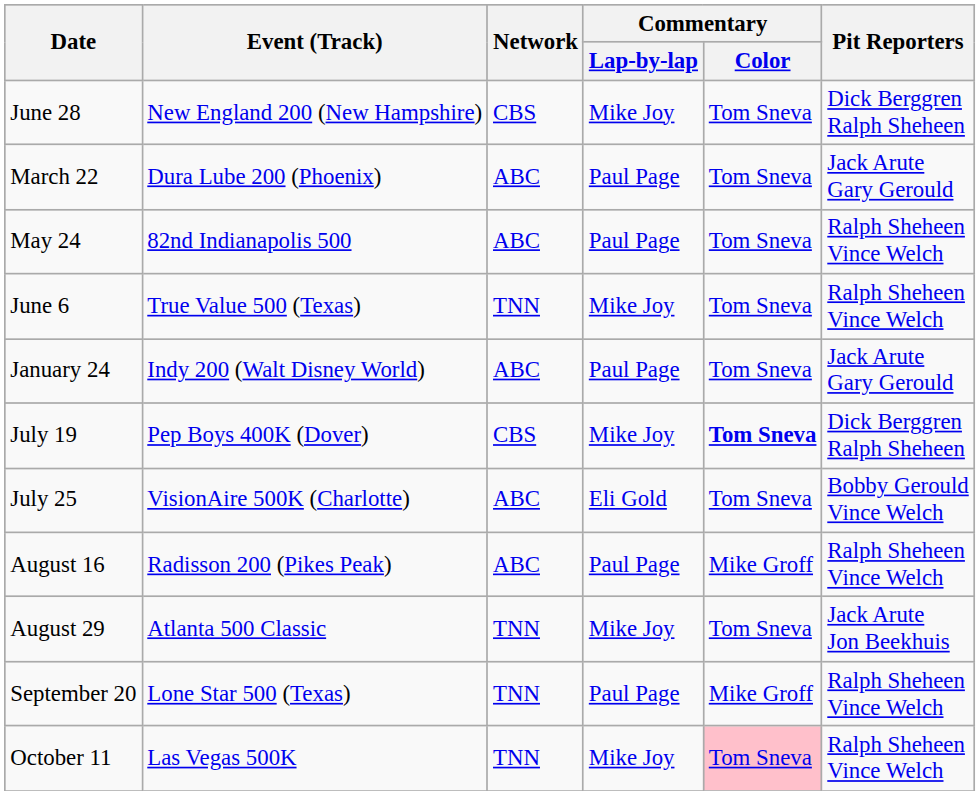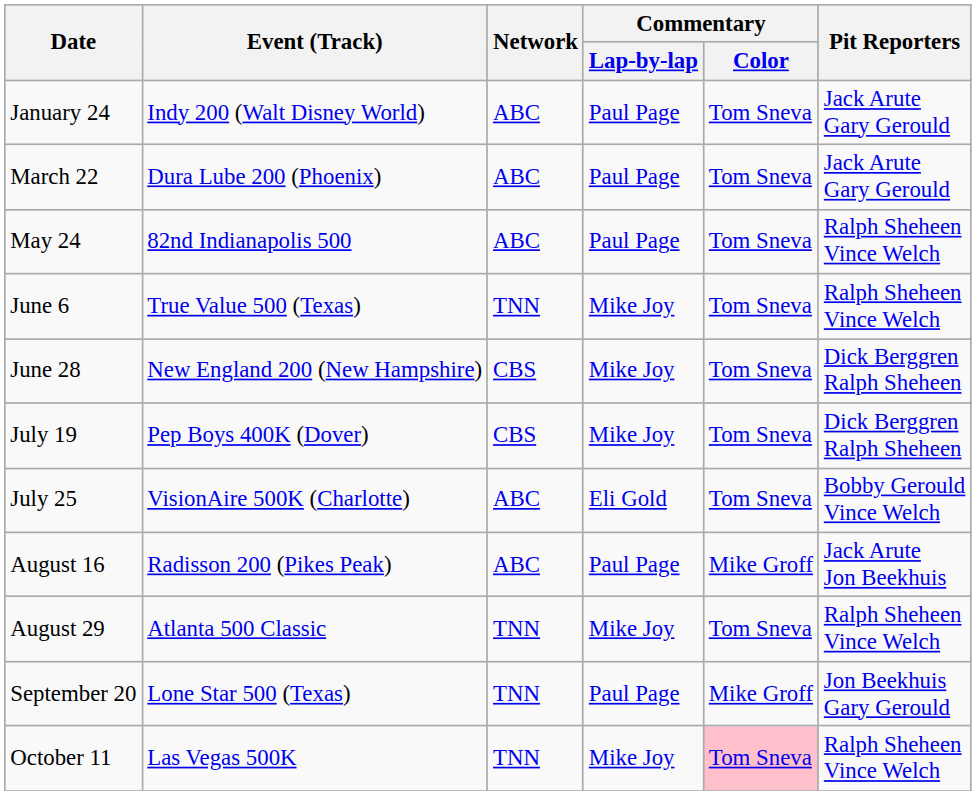rows swapped: (60, 370) <-> (45, 111)
(763, 434) bold -> (760, 434) normal
(896, 563) Ralph Sheheen Vince Welch -> (885, 563) Jack Arute Jon Beekhuis
(888, 628) Jack Arute Jon Beekhuis -> (893, 628) Ralph Sheheen Vince Welch
(896, 692) Ralph Sheheen Vince Welch -> (887, 692) Jon Beekhuis Gary Gerould
